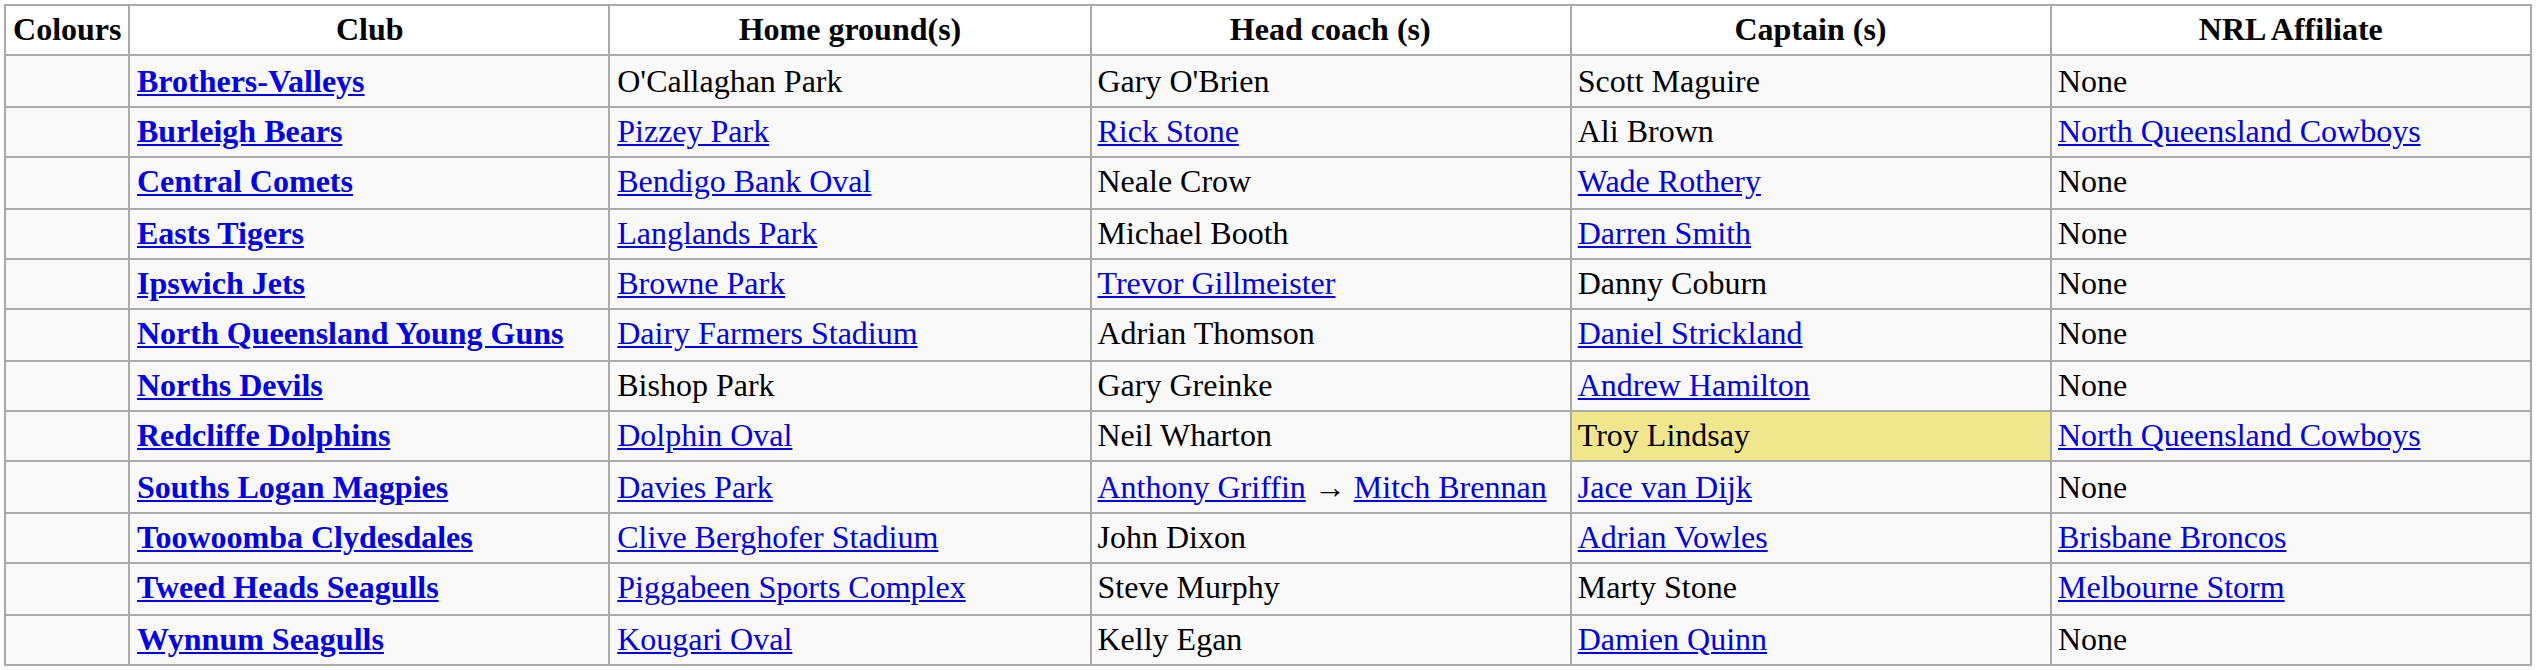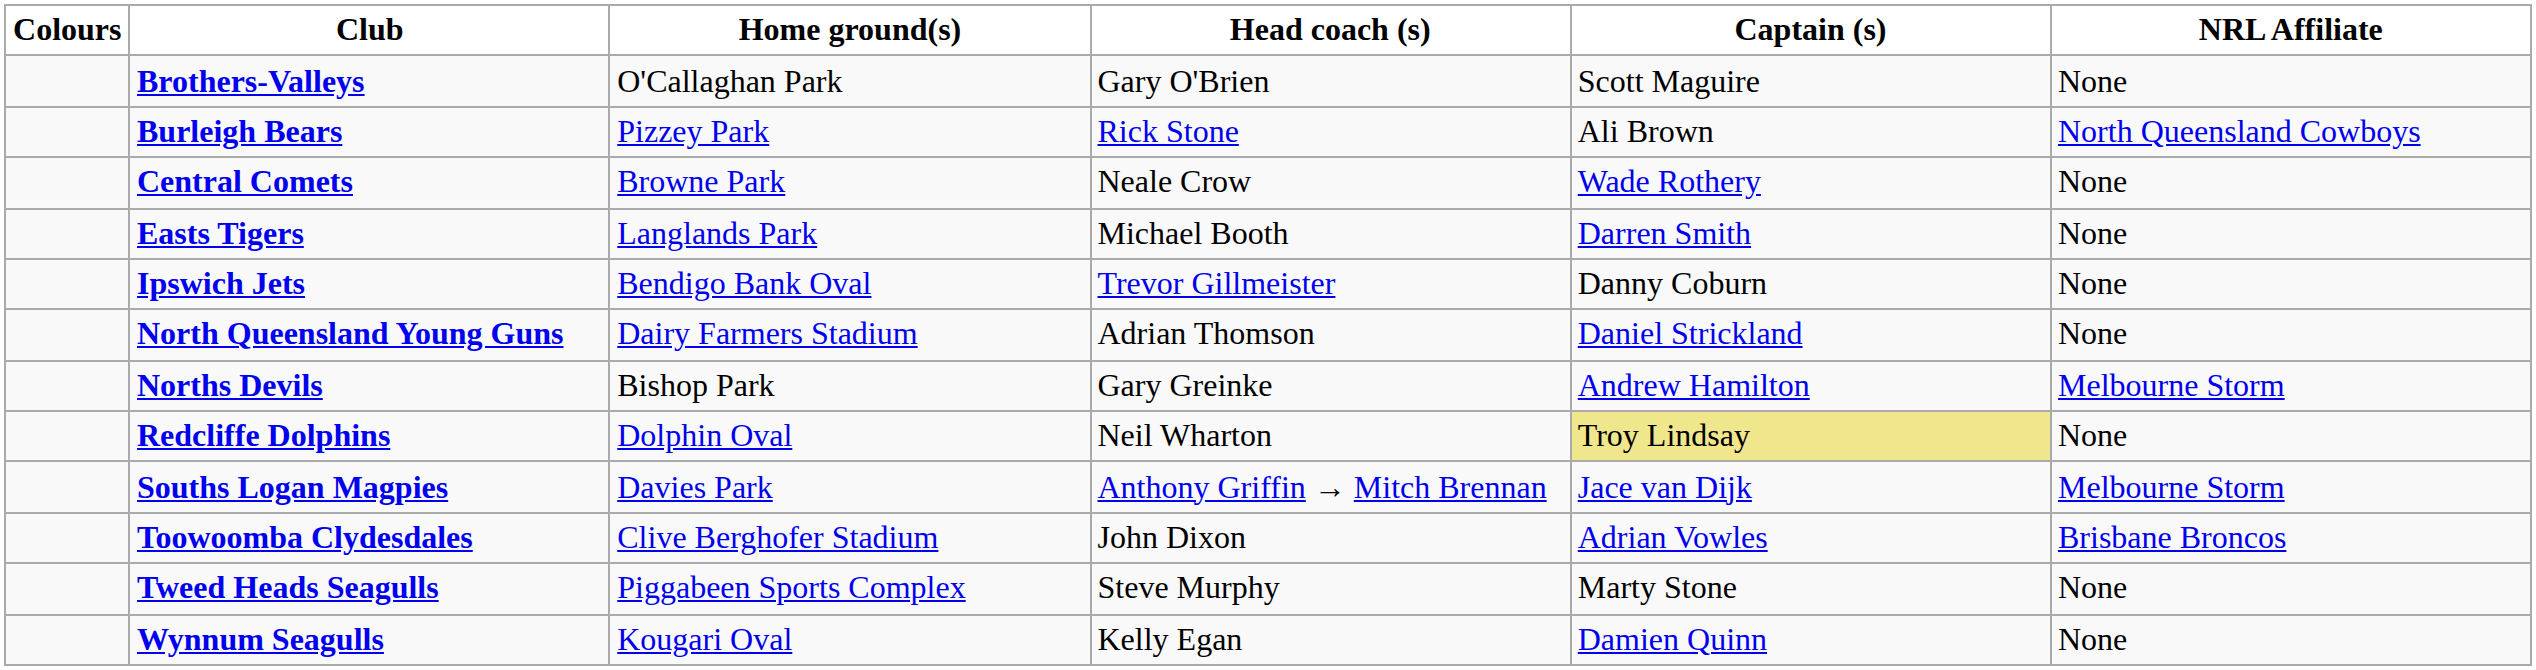(744, 182) Bendigo Bank Oval -> (701, 182) Browne Park
(701, 283) Browne Park -> (744, 283) Bendigo Bank Oval
(2093, 385) None -> (2171, 385) Melbourne Storm
(2239, 435) North Queensland Cowboys -> (2093, 435) None
(2093, 486) None -> (2171, 486) Melbourne Storm
(2171, 588) Melbourne Storm -> (2093, 588) None
